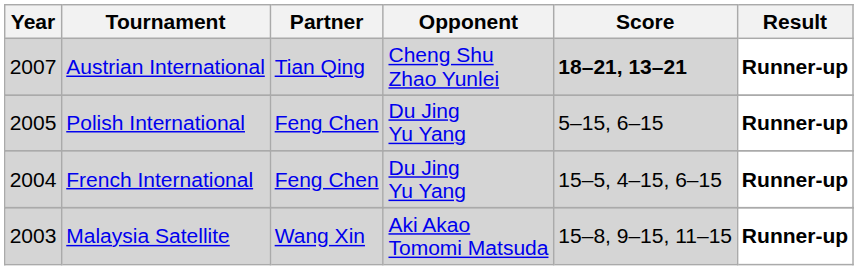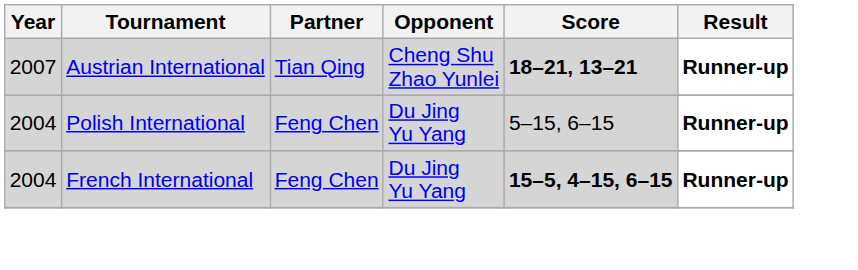(33, 123) 2005 -> (33, 123) 2004
(640, 180) normal -> (591, 180) bold
- row: (148, 236)
